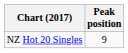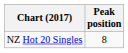(104, 39) 9 -> (104, 39) 8
